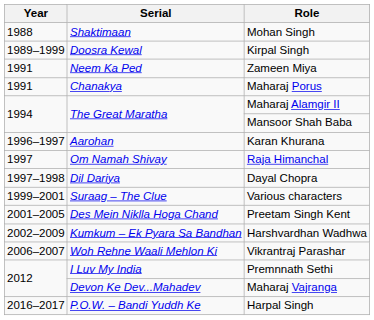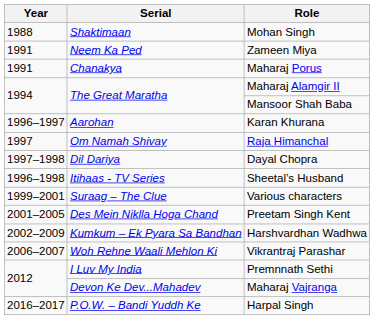- row: (278, 50)
+ row: (295, 178)
